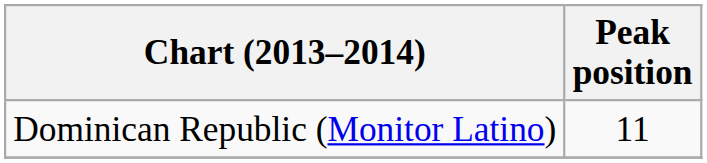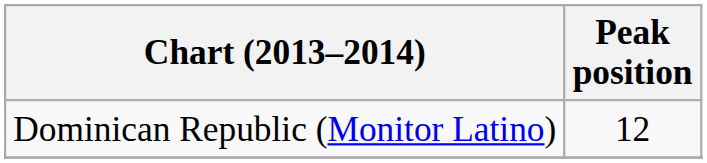(633, 128) 11 -> (633, 128) 12
